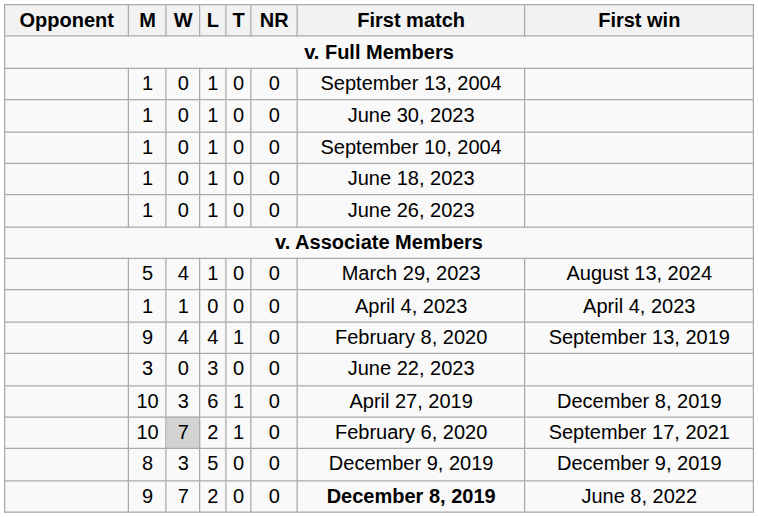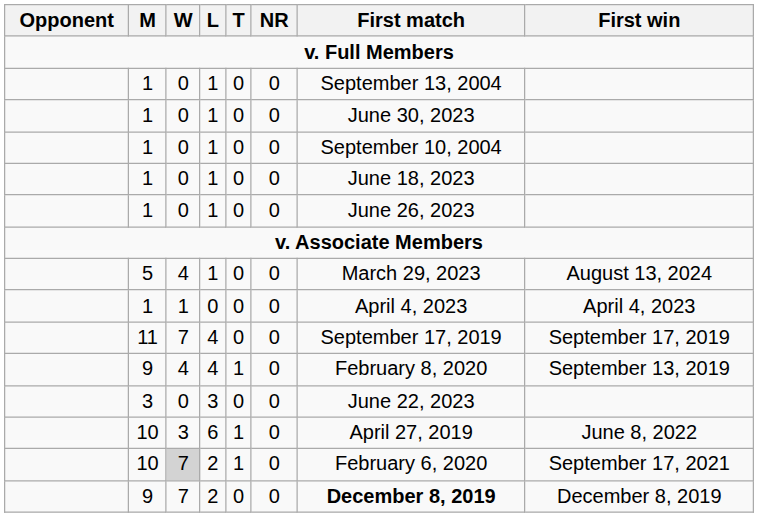+ row: (148, 337)
(639, 400) December 8, 2019 -> (639, 432) June 8, 2022
- row: (148, 464)
(639, 496) June 8, 2022 -> (639, 496) December 8, 2019
